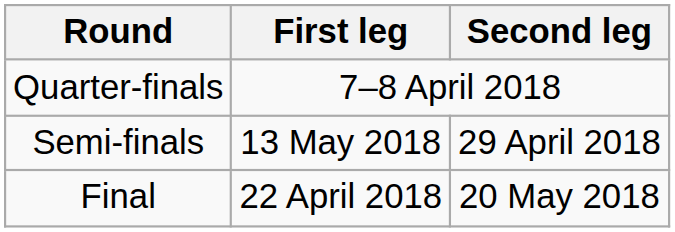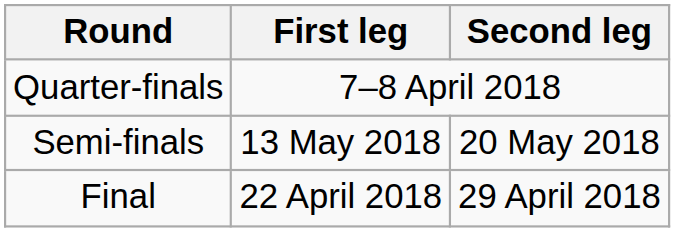(559, 142) 29 April 2018 -> (559, 142) 20 May 2018
(559, 197) 20 May 2018 -> (559, 197) 29 April 2018
